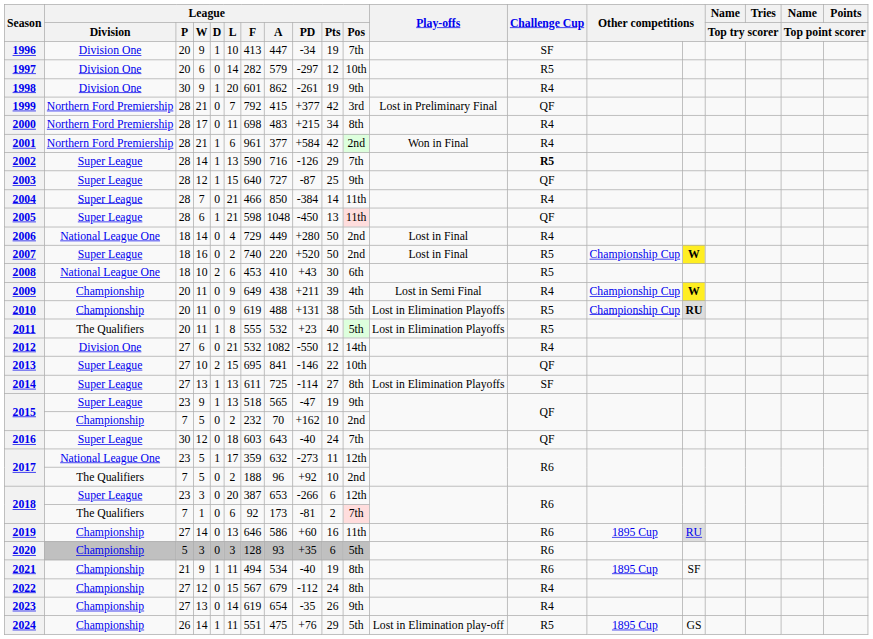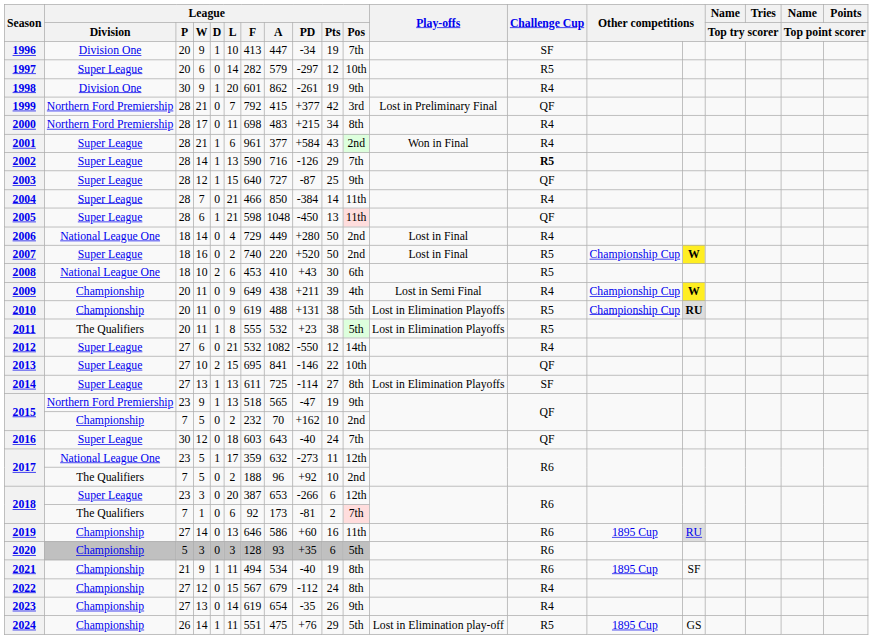(110, 69) Division One -> (110, 69) Super League
(110, 143) Northern Ford Premiership -> (110, 143) Super League
(333, 143) 42 -> (333, 143) 43
(333, 328) 40 -> (333, 328) 38
(110, 347) Division One -> (110, 347) Super League
(110, 402) Super League -> (110, 402) Northern Ford Premiership
